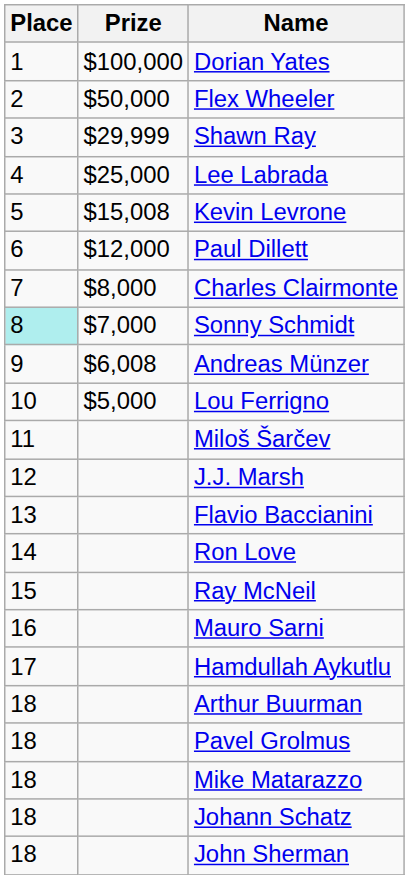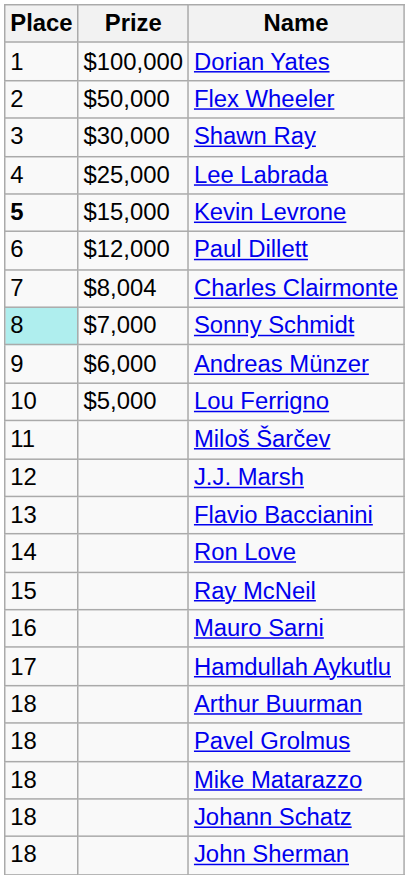(127, 136) $29,999 -> (127, 136) $30,000
(17, 212) normal -> (17, 212) bold
(127, 212) $15,008 -> (127, 212) $15,000
(120, 288) $8,000 -> (120, 288) $8,004
(120, 363) $6,008 -> (120, 363) $6,000
